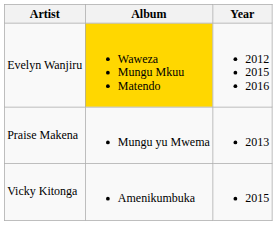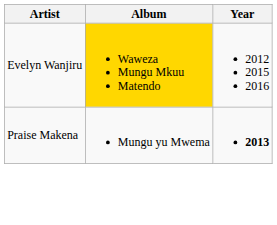(242, 142) normal -> (242, 142) bold
- row: (42, 191)
